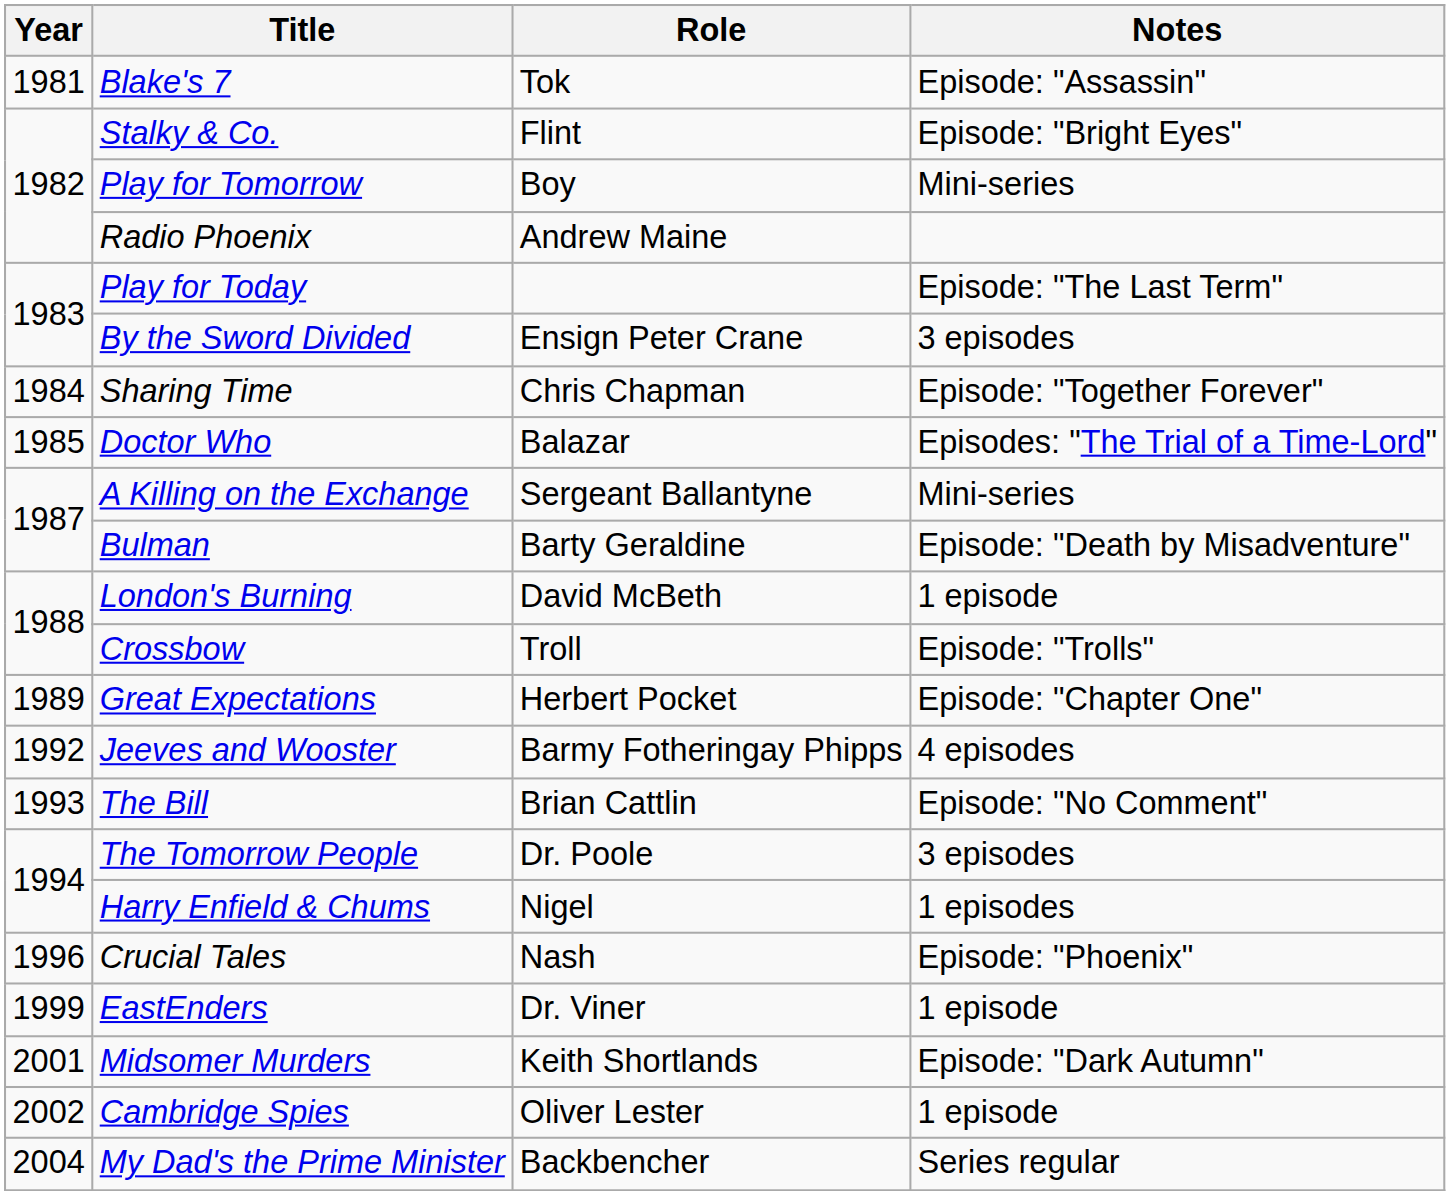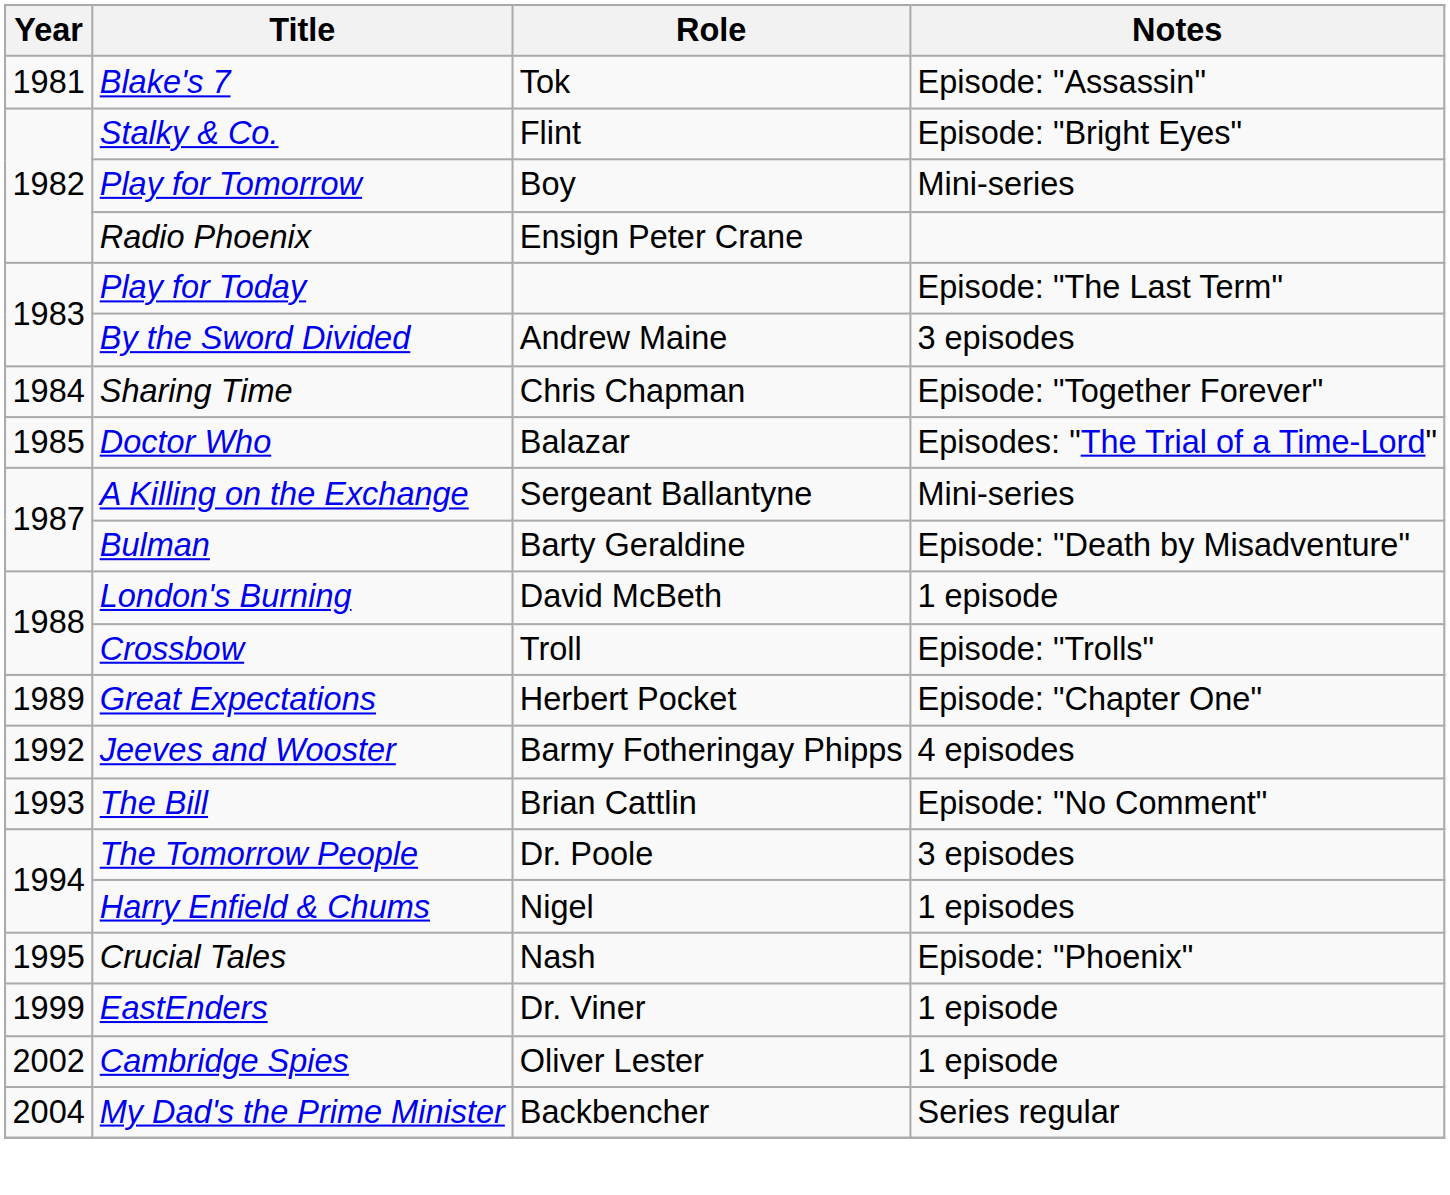(624, 236) Andrew Maine -> (662, 236) Ensign Peter Crane
(662, 339) Ensign Peter Crane -> (624, 339) Andrew Maine
(49, 957) 1996 -> (49, 957) 1995
- row: (235, 1060)
